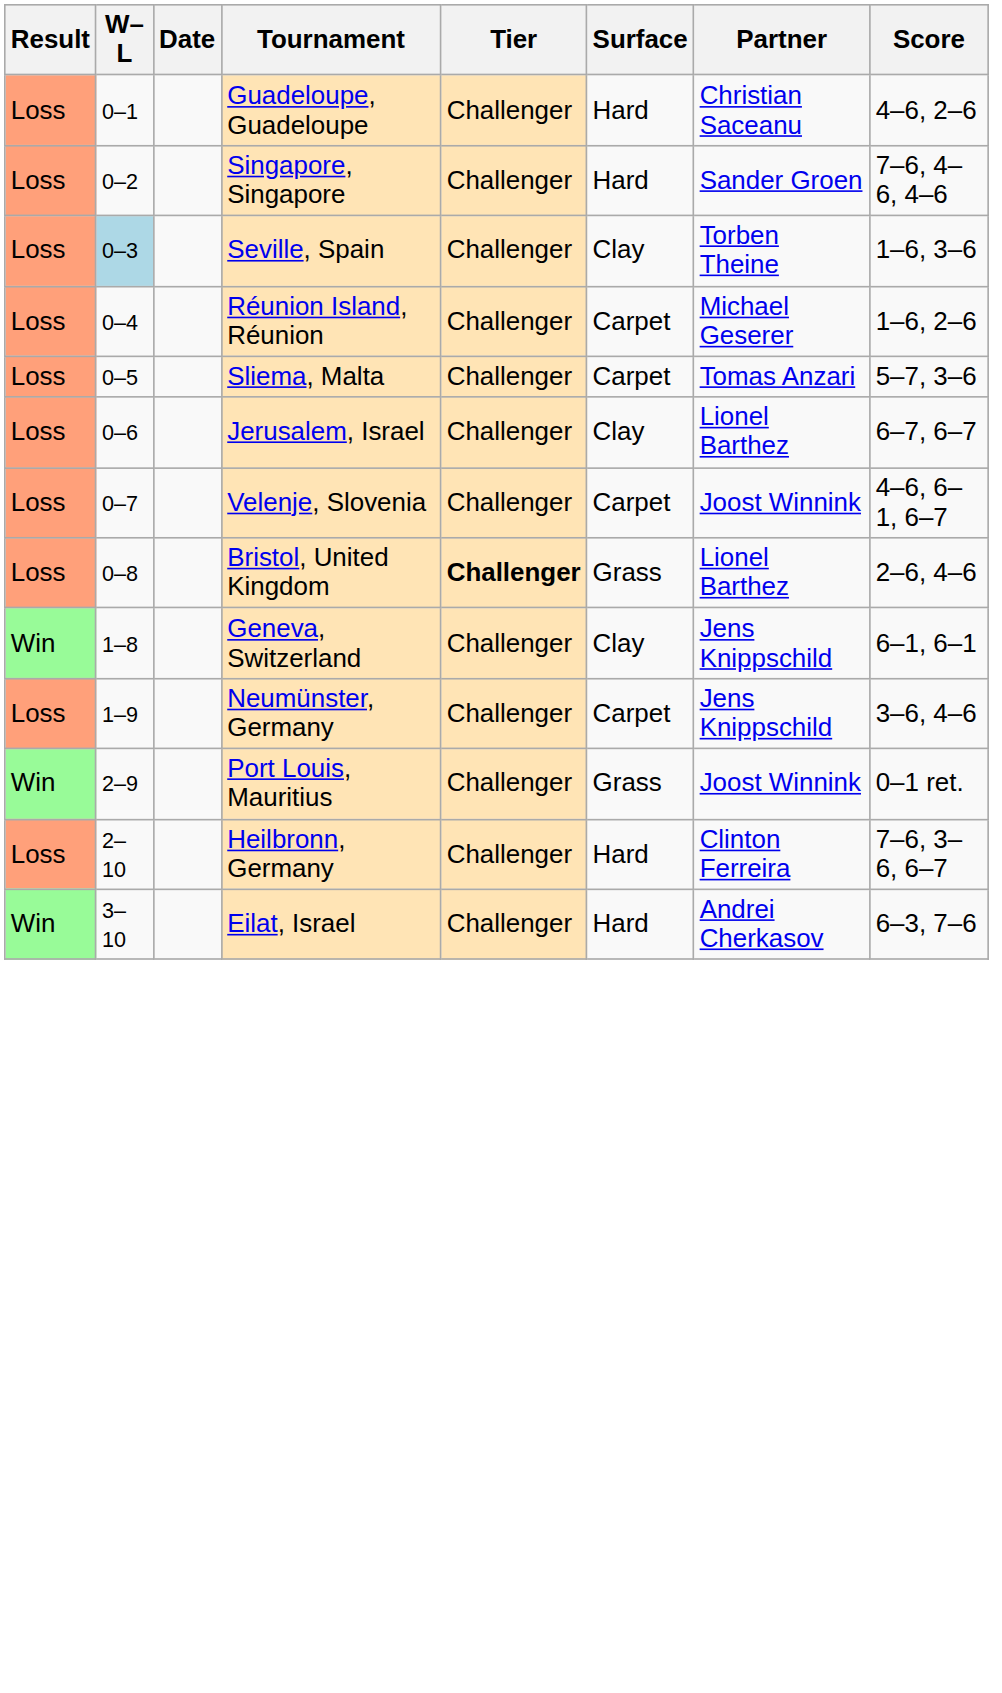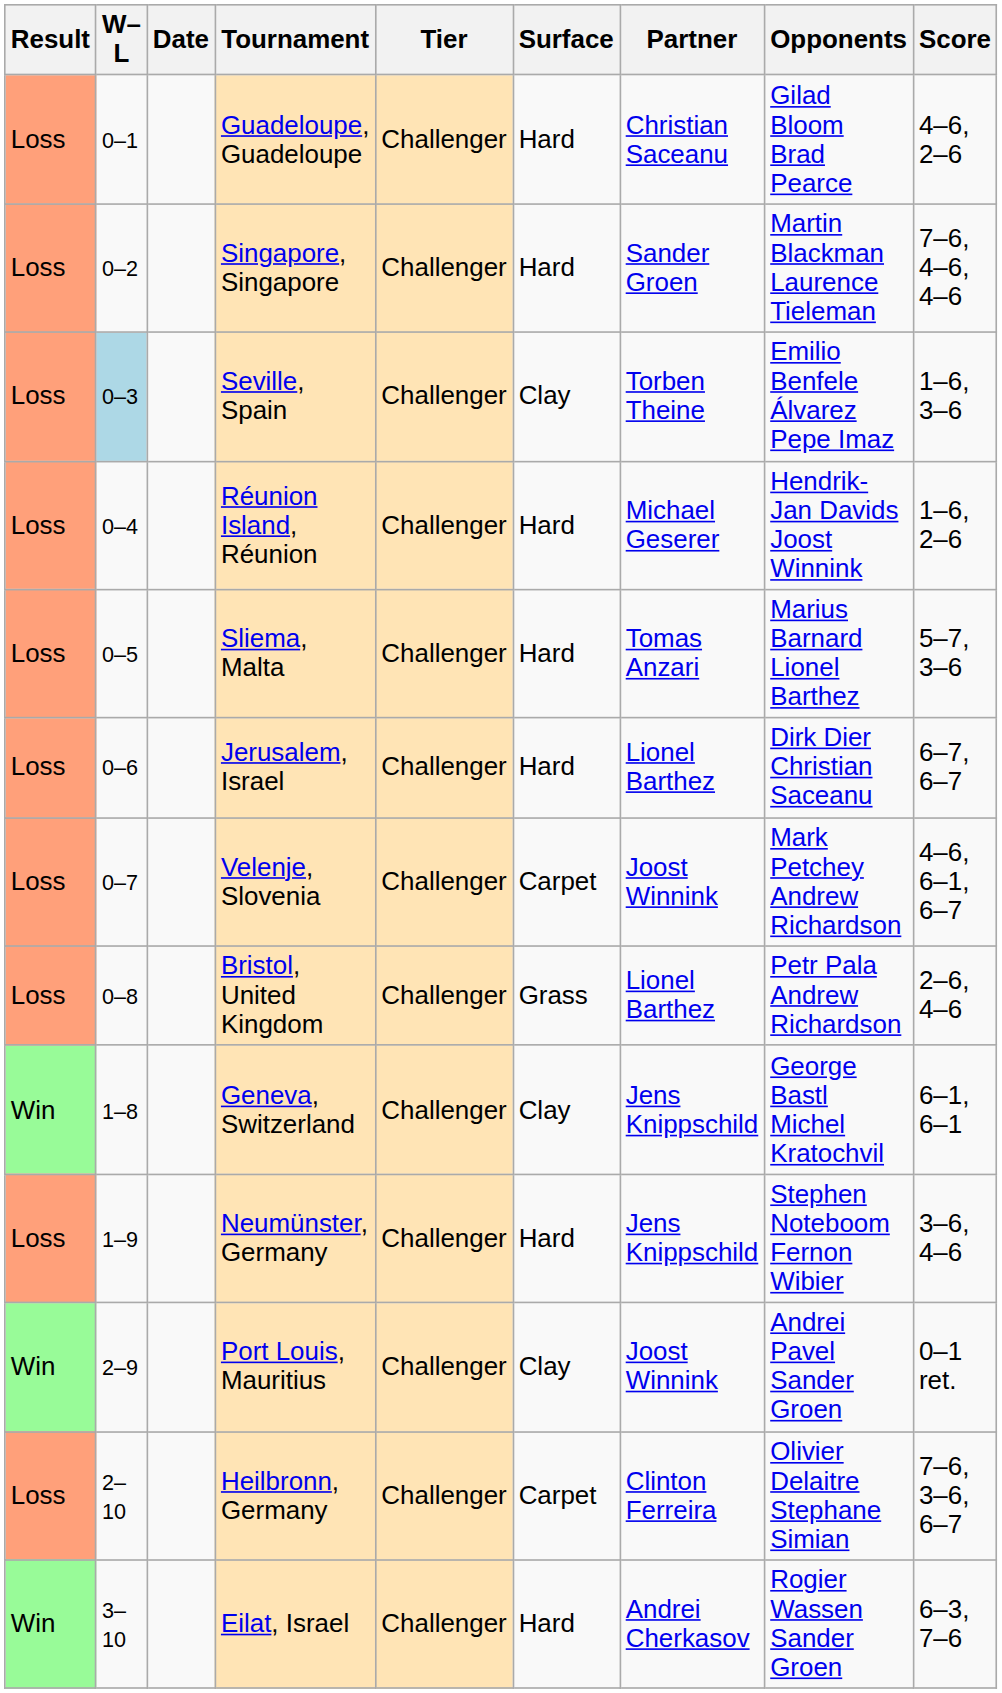+ column: (839, 39)
(631, 320) Carpet -> (547, 524) Hard
(631, 376) Carpet -> (547, 653) Hard
(619, 432) Clay -> (547, 767) Hard
(514, 572) bold -> (444, 995) normal
(631, 713) Carpet -> (547, 1238) Hard
(627, 783) Grass -> (545, 1366) Clay
(621, 853) Hard -> (558, 1495) Carpet
